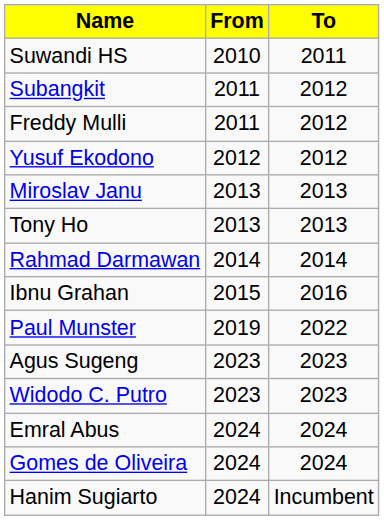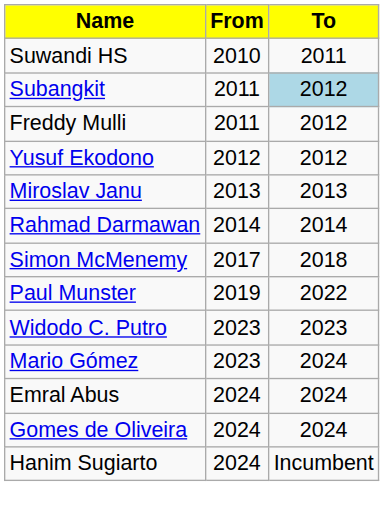(324, 89) no background -> (324, 89) lightblue background
- row: (49, 225)
- row: (69, 293)
+ row: (98, 259)
- row: (74, 361)
+ row: (74, 361)
